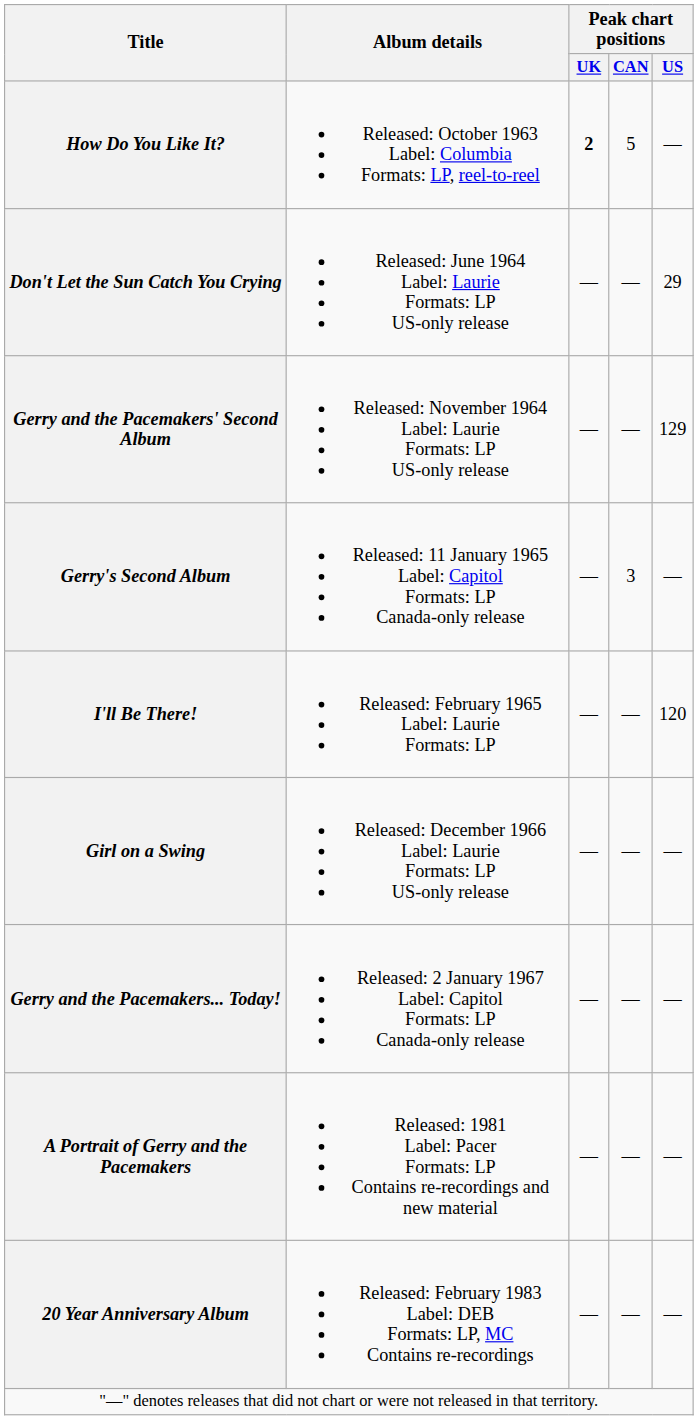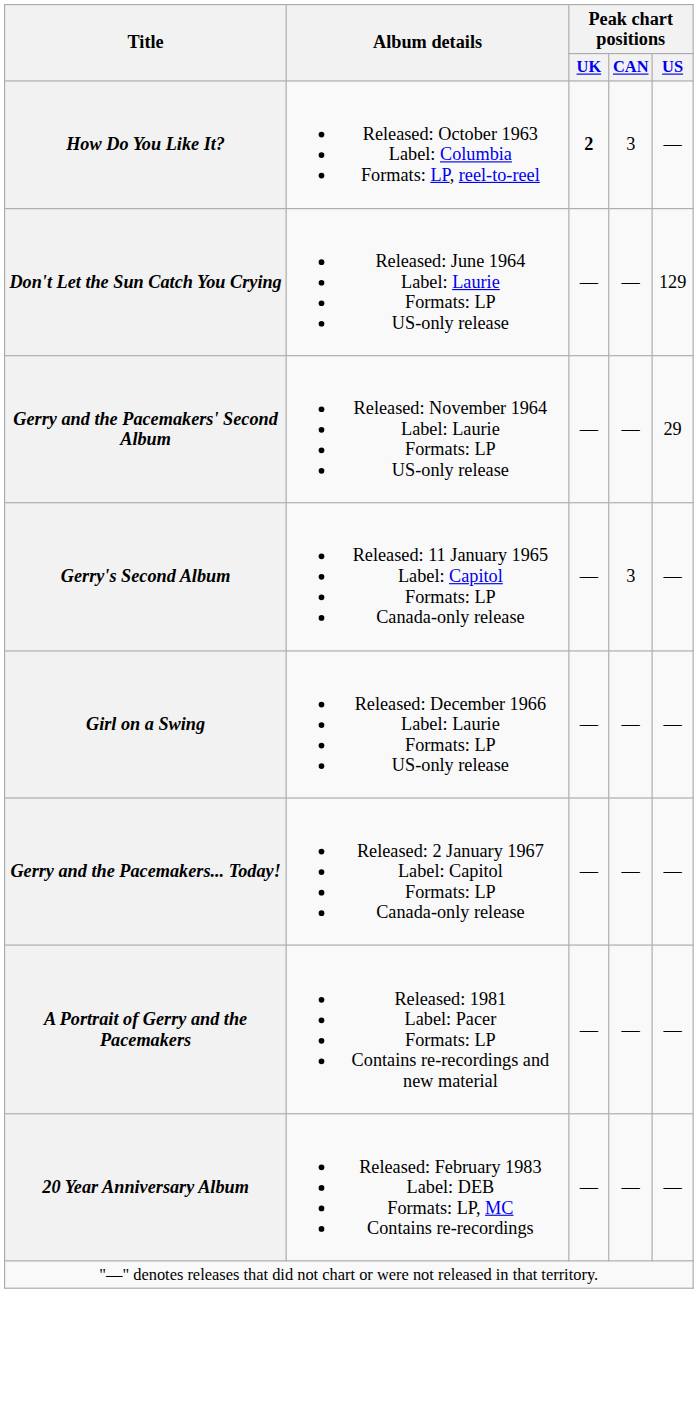(631, 144) 5 -> (631, 144) 3
(673, 281) 29 -> (673, 281) 129
(673, 429) 129 -> (673, 429) 29
- row: (146, 713)
